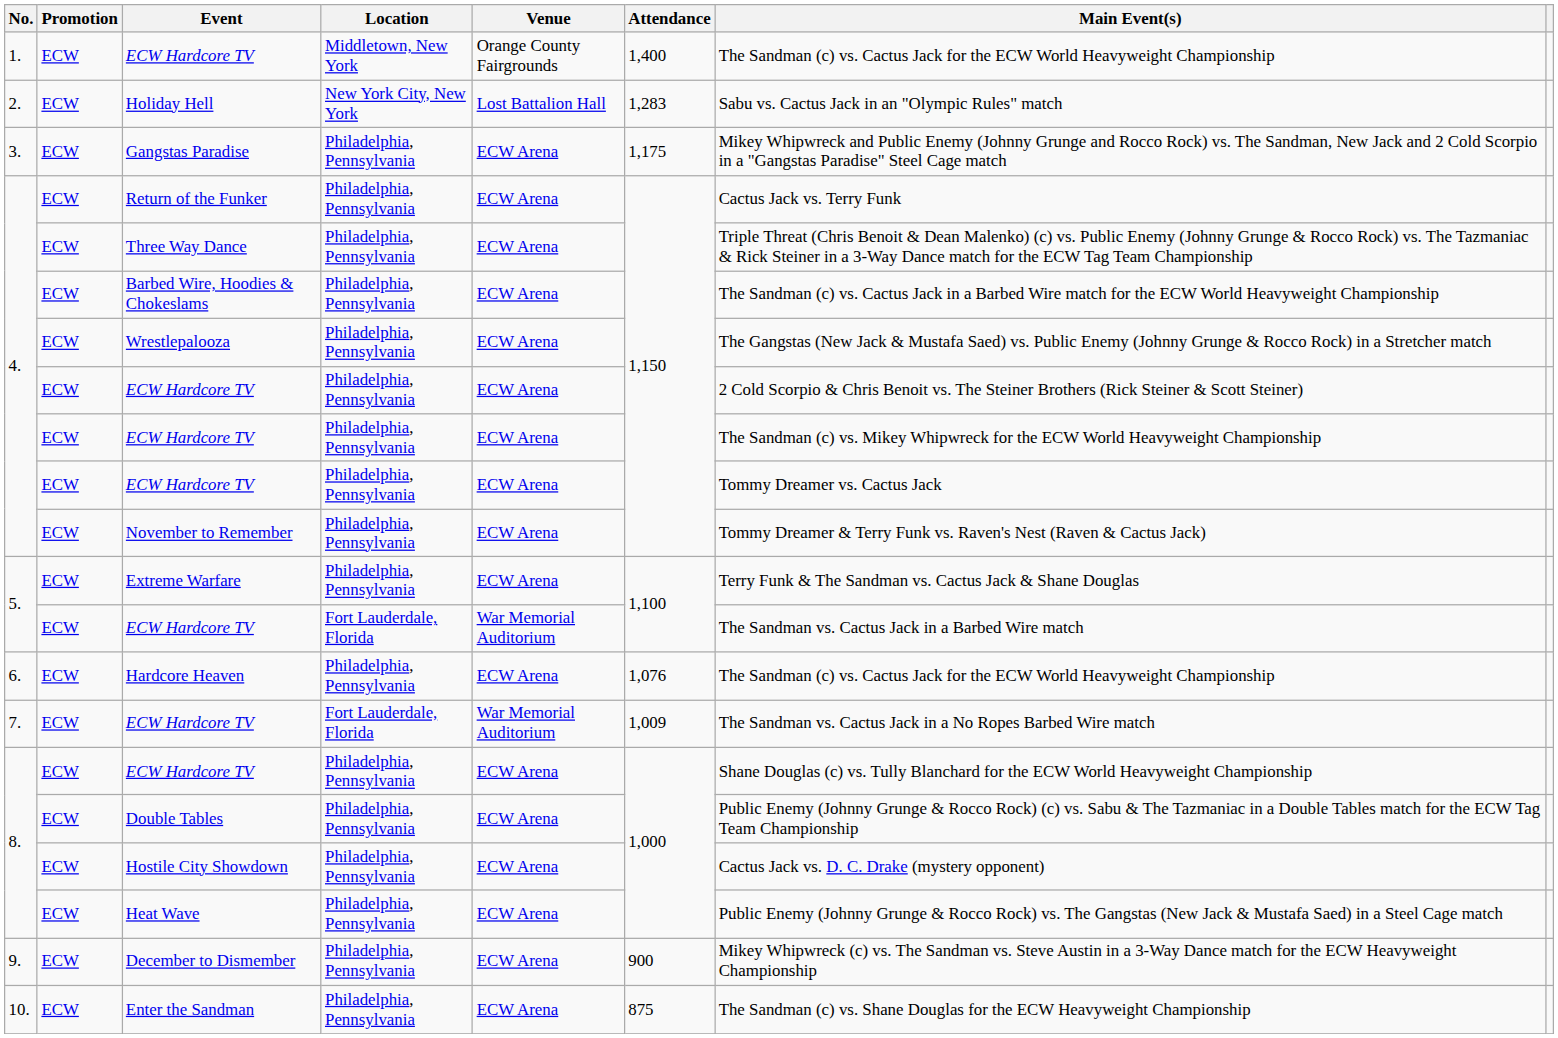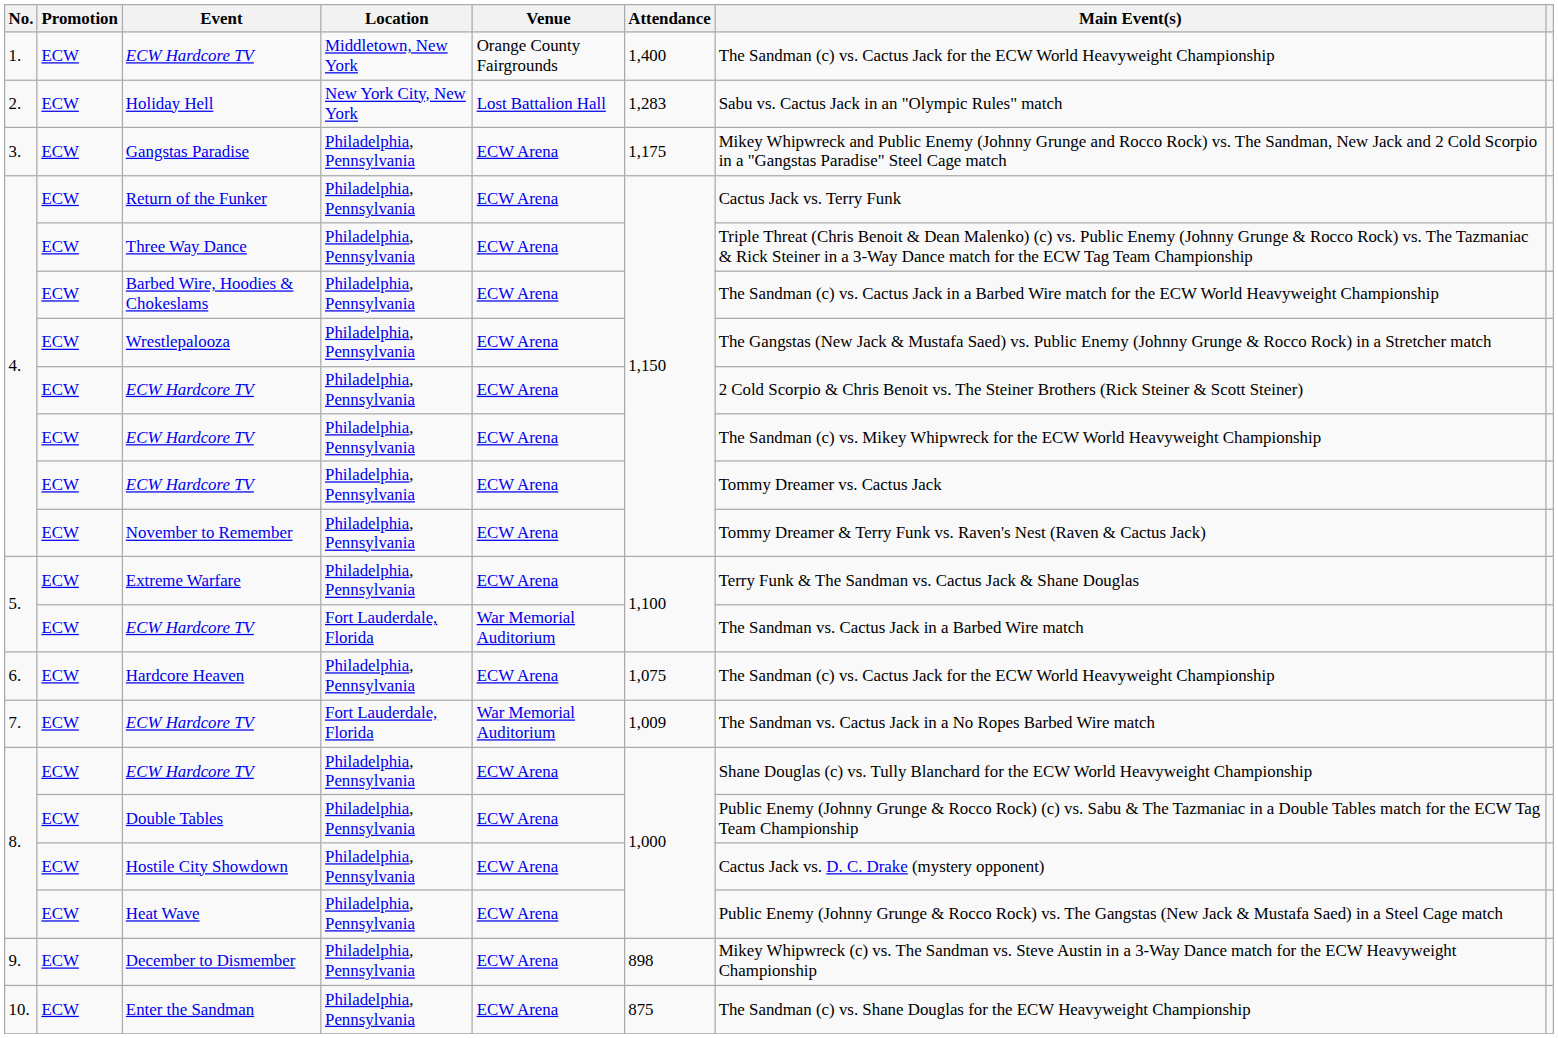(647, 675) 1,076 -> (647, 675) 1,075
(641, 961) 900 -> (641, 961) 898
